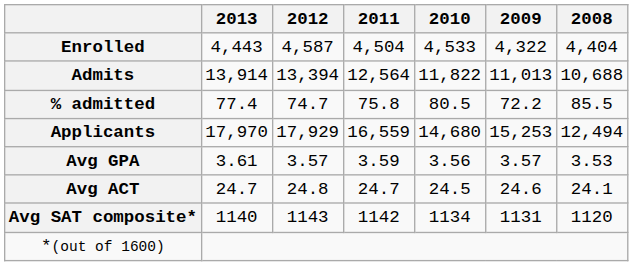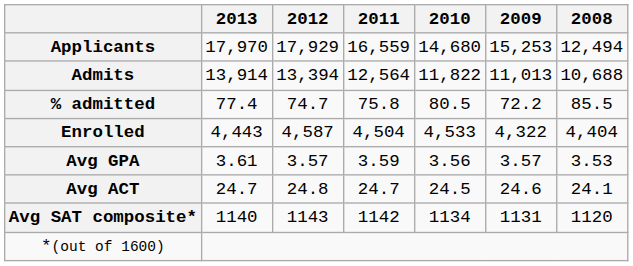rows swapped: (103, 132) <-> (103, 47)
